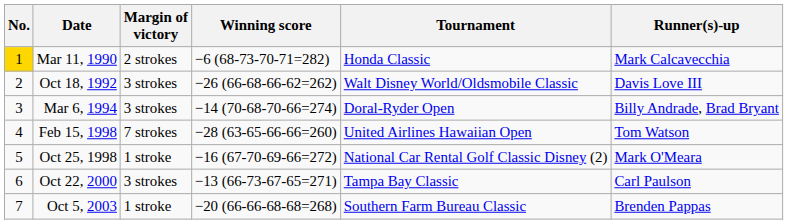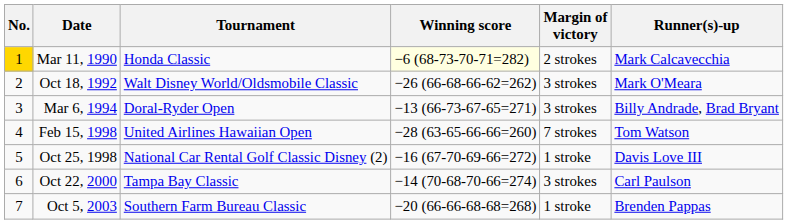columns swapped: (476, 25) <-> (156, 25)
(262, 59) no background -> (462, 59) lightyellow background
(658, 83) Davis Love III -> (658, 83) Mark O'Meara
(266, 108) −14 (70-68-70-66=274) -> (465, 108) −13 (66-73-67-65=271)
(658, 157) Mark O'Meara -> (658, 157) Davis Love III
(266, 181) −13 (66-73-67-65=271) -> (465, 181) −14 (70-68-70-66=274)
